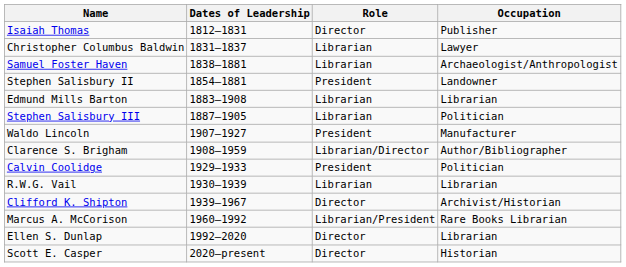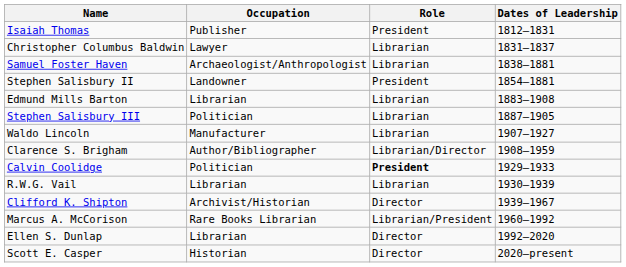columns swapped: (250, 13) <-> (529, 13)
(340, 30) Director -> (401, 30) President
(343, 133) President -> (401, 133) Librarian
(343, 167) normal -> (401, 167) bold
